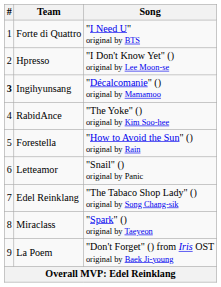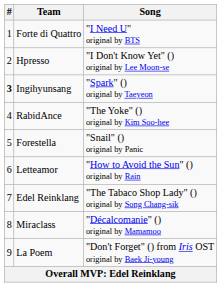(123, 88) "Décalcomanie" () original by Mamamoo -> (119, 88) "Spark" () original by Taeyeon
(139, 143) "How to Avoid the Sun" () original by Rain -> (115, 143) "Snail" () original by Panic
(115, 170) "Snail" () original by Panic -> (139, 170) "How to Avoid the Sun" () original by Rain
(119, 225) "Spark" () original by Taeyeon -> (123, 225) "Décalcomanie" () original by Mamamoo
